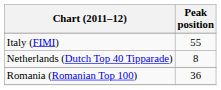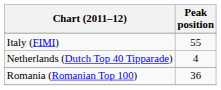(196, 59) 8 -> (196, 59) 4
